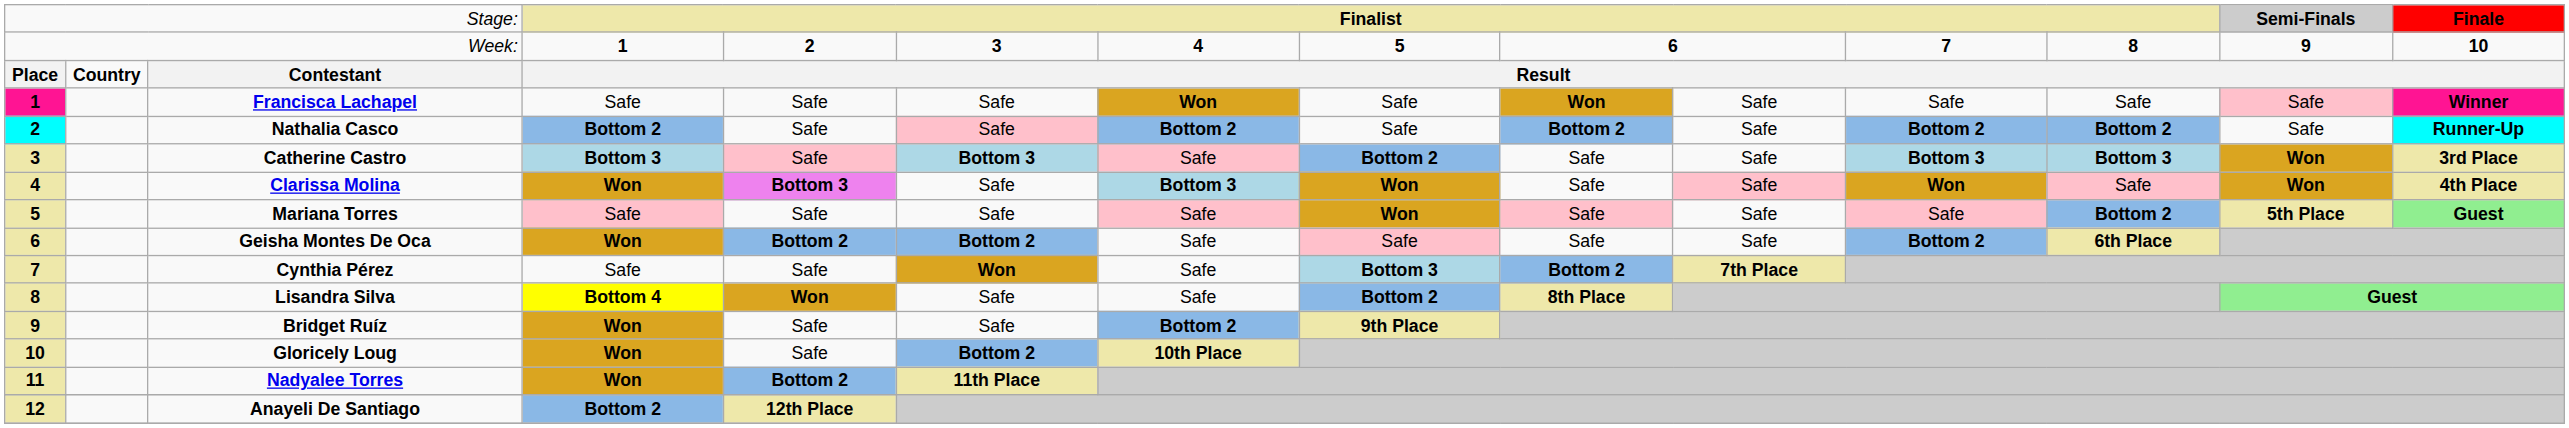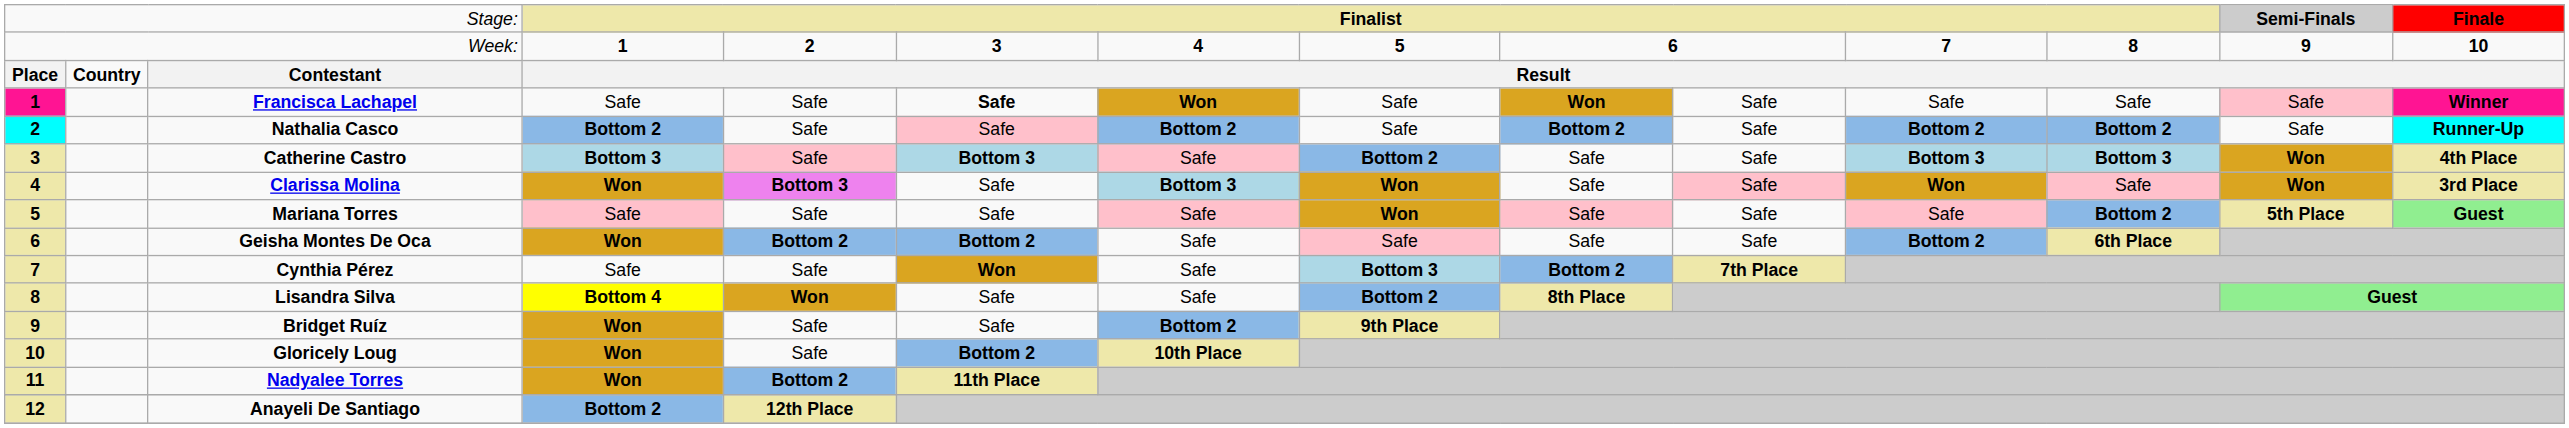(997, 102) normal -> (997, 102) bold
(2478, 158) 3rd Place -> (2478, 158) 4th Place
(2478, 185) 4th Place -> (2478, 185) 3rd Place
